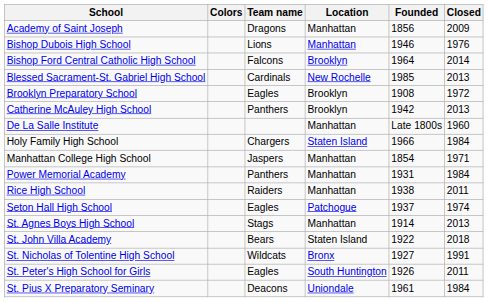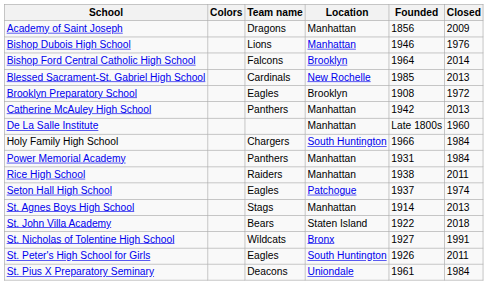(327, 110) Brooklyn -> (332, 110) Manhattan
(337, 142) Staten Island -> (347, 142) South Huntington
- row: (79, 158)
